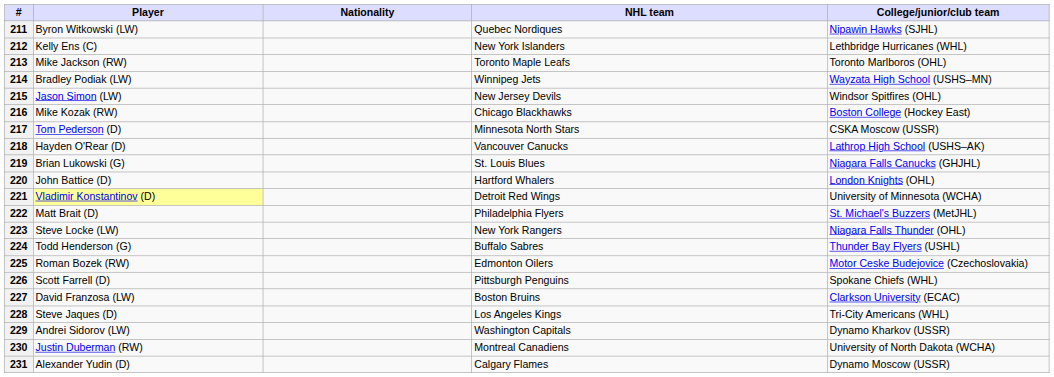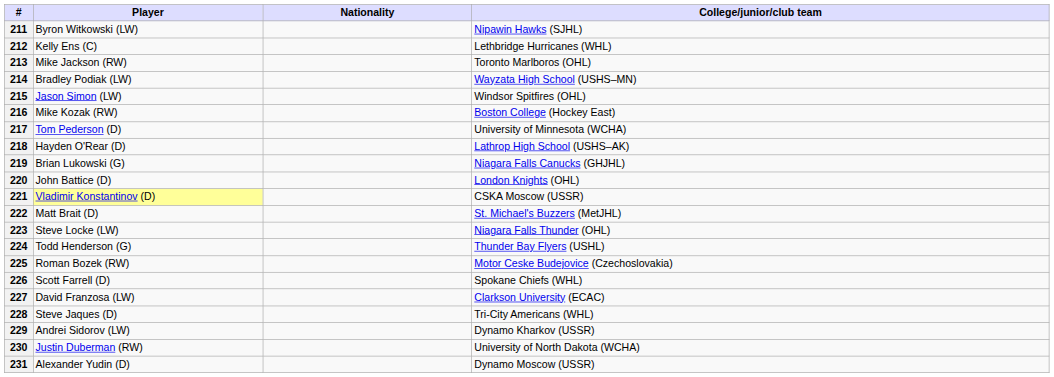- column: (649, 12)
(884, 130) CSKA Moscow (USSR) -> (550, 130) University of Minnesota (WCHA)
(906, 197) University of Minnesota (WCHA) -> (529, 197) CSKA Moscow (USSR)
